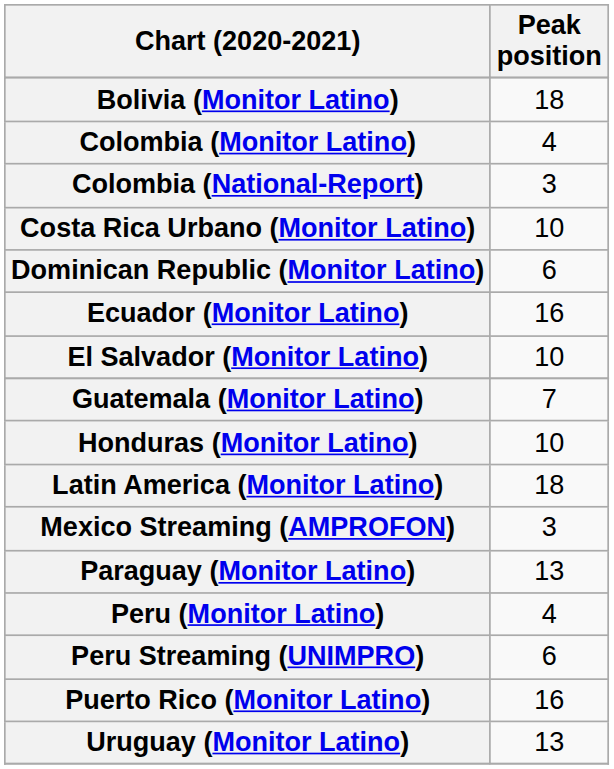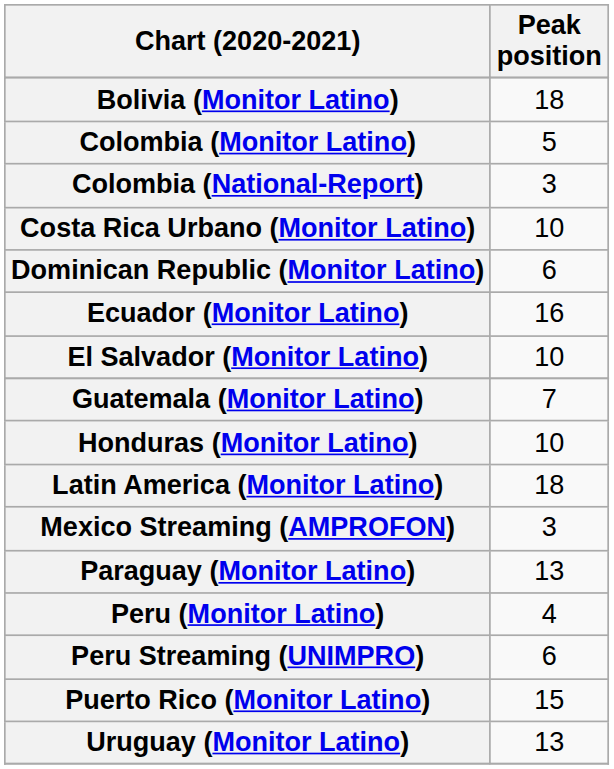(549, 142) 4 -> (549, 142) 5
(549, 699) 16 -> (549, 699) 15
